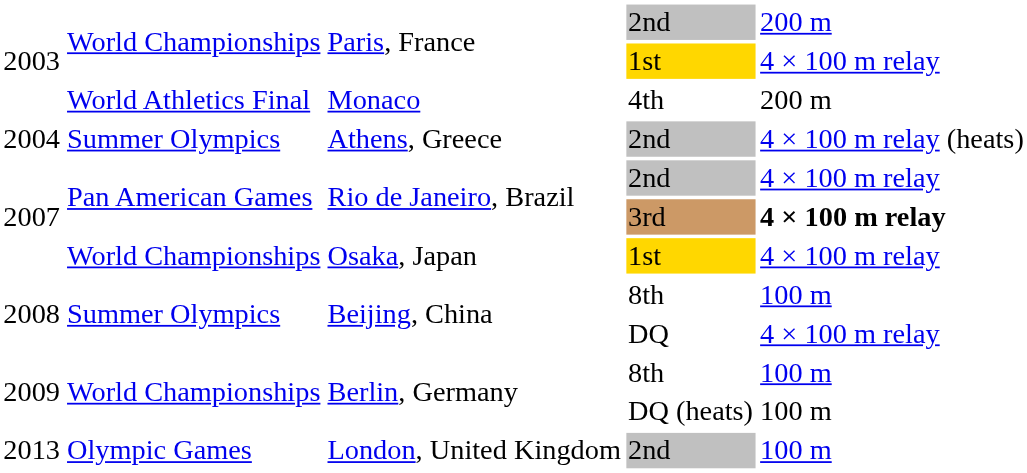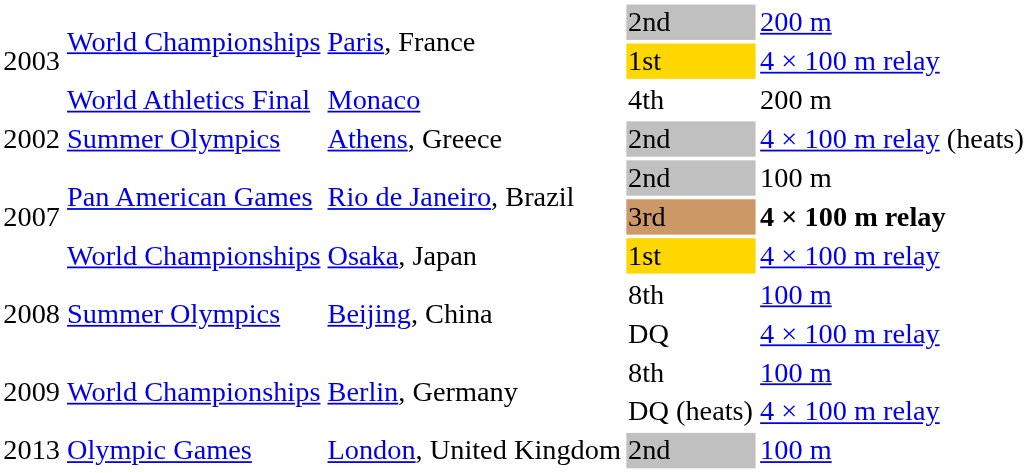(32, 138) 2004 -> (32, 138) 2002
(850, 177) 4 × 100 m relay -> (796, 177) 100 m
(796, 411) 100 m -> (850, 411) 4 × 100 m relay
